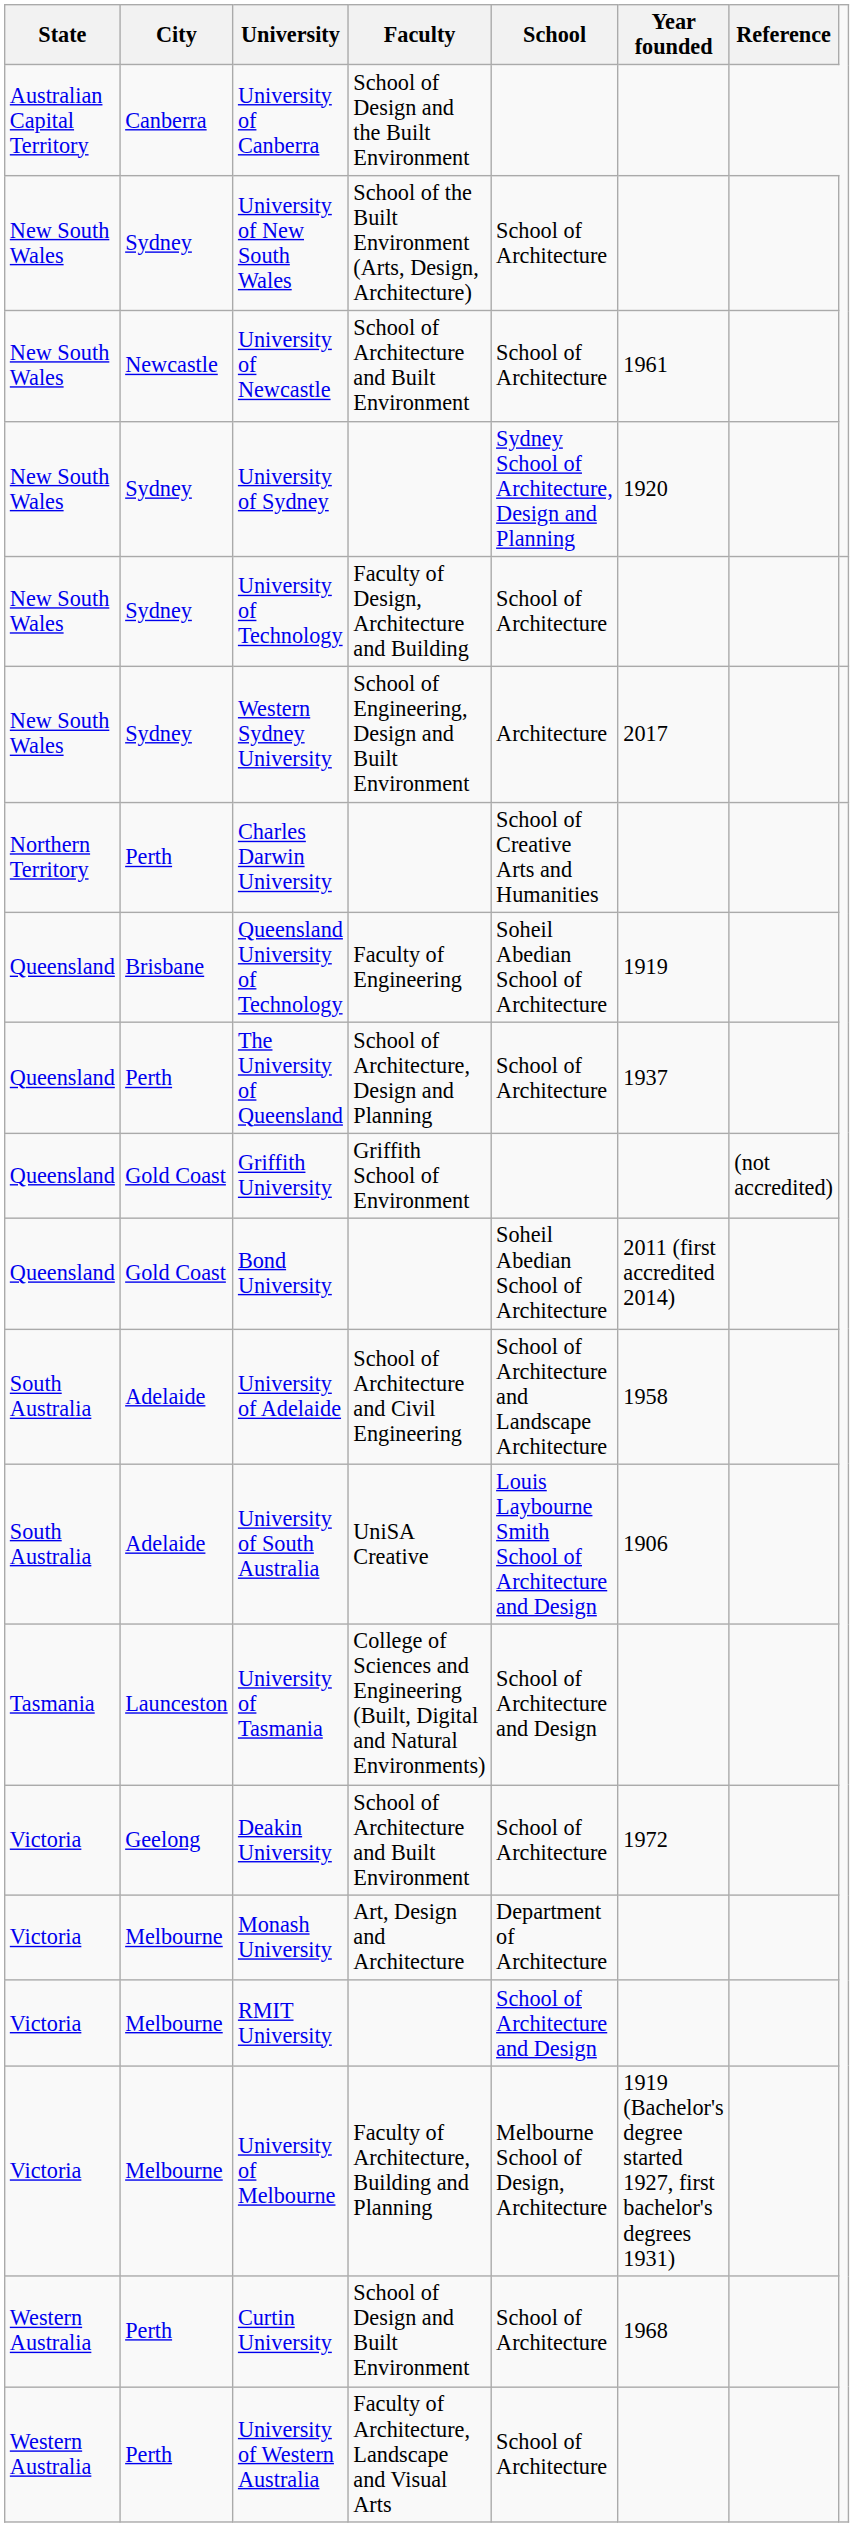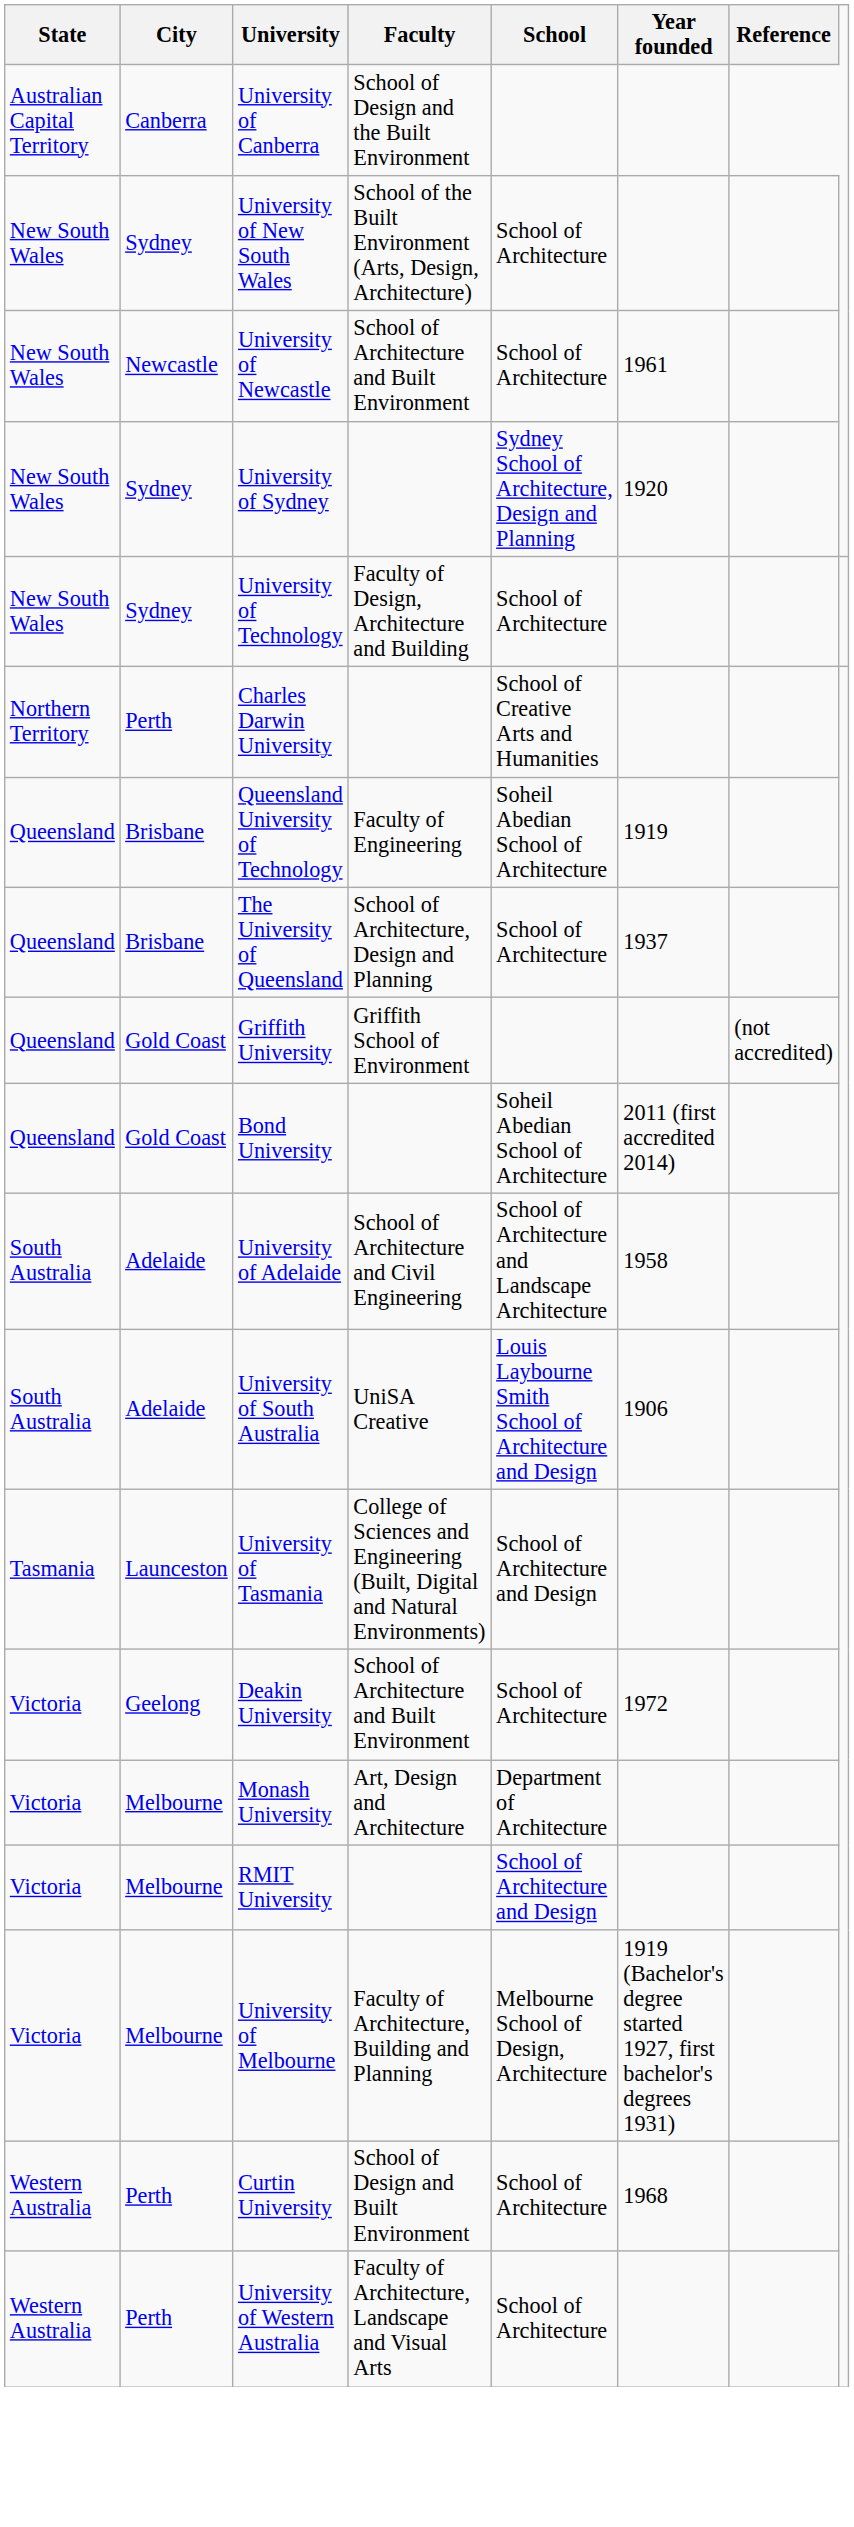- row: (285, 734)
(149, 1077) Perth -> (165, 942) Brisbane
